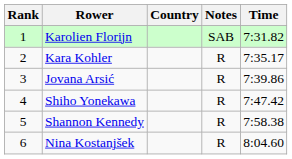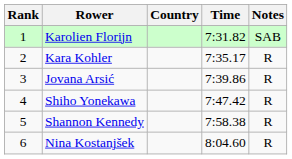columns swapped: (264, 15) <-> (221, 15)
